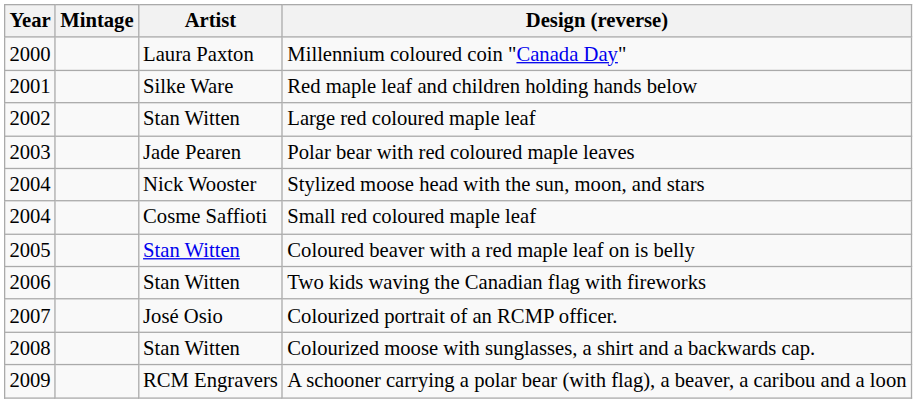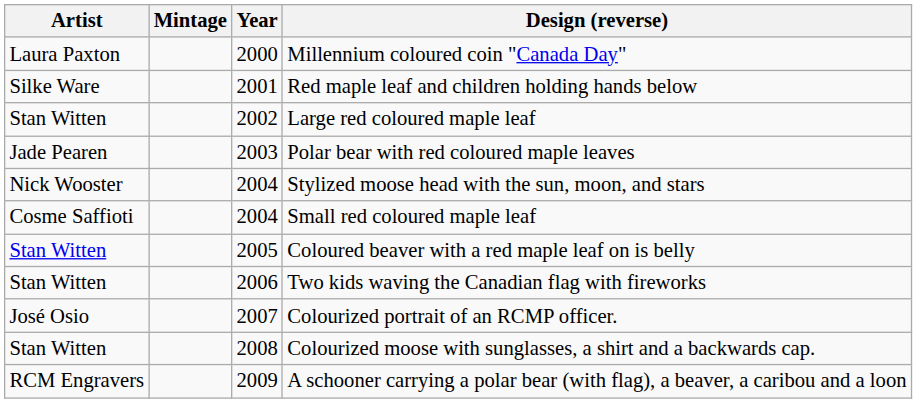columns swapped: (30, 20) <-> (210, 20)
